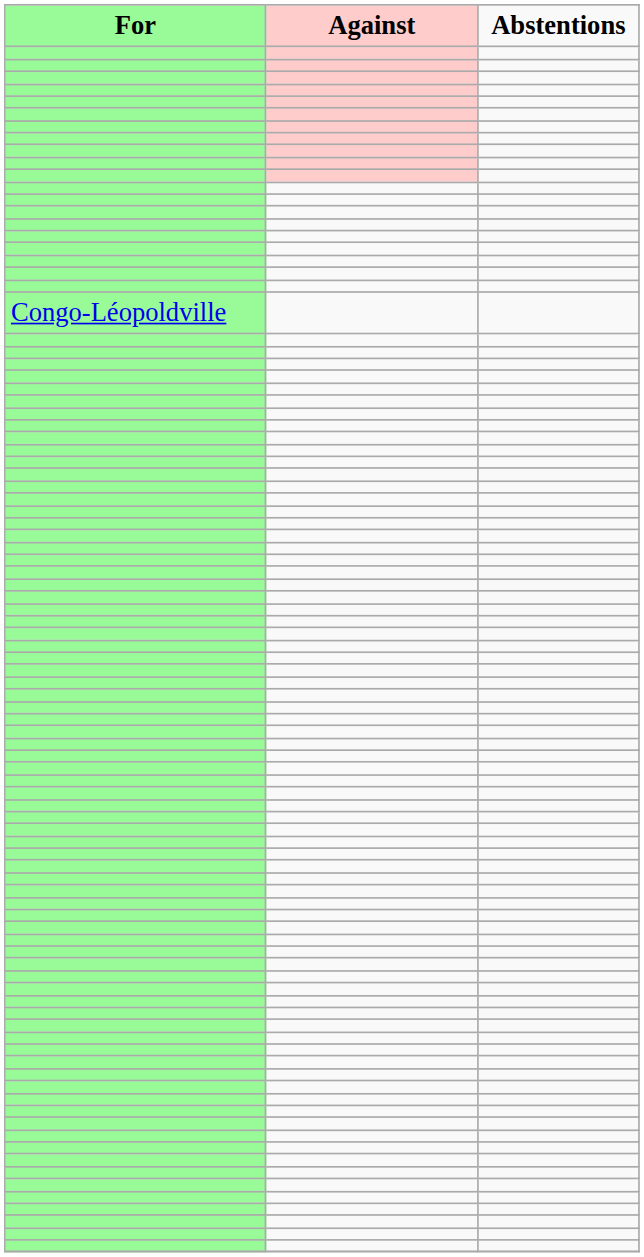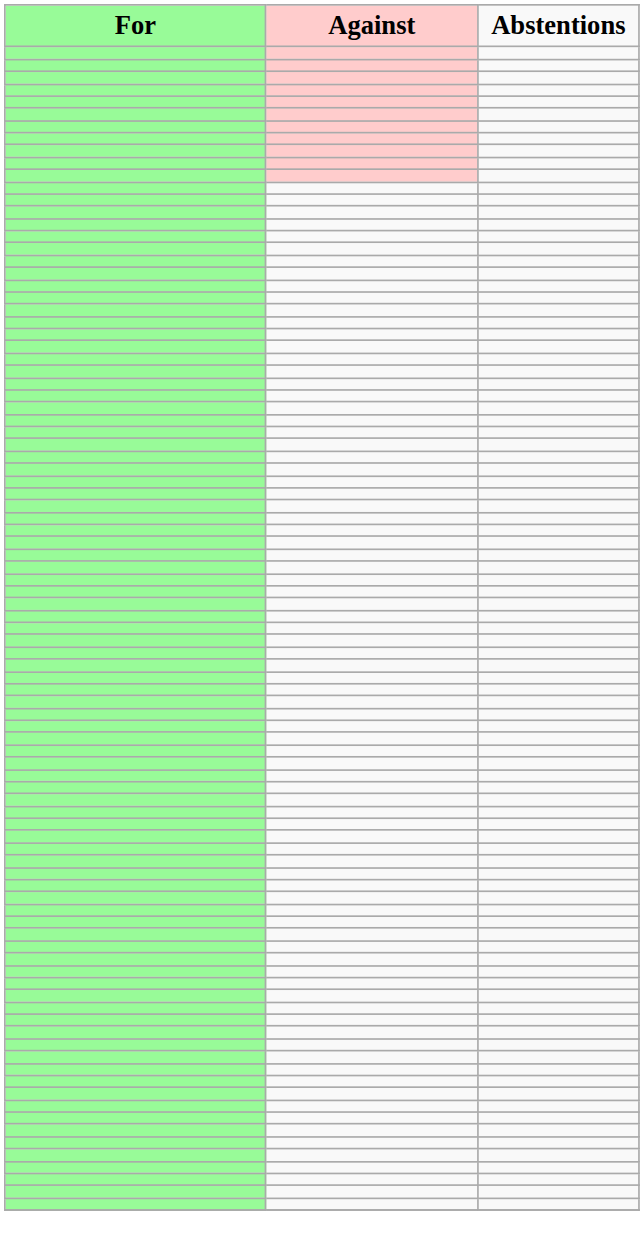- row: (119, 312)
